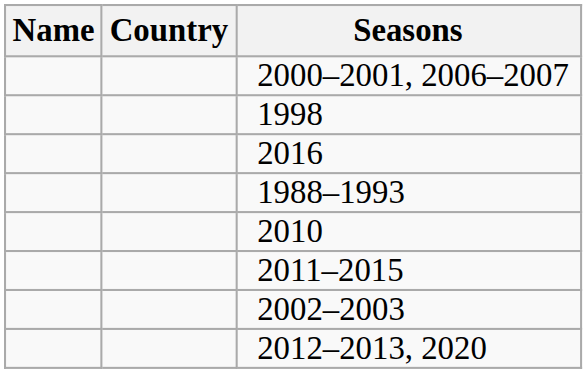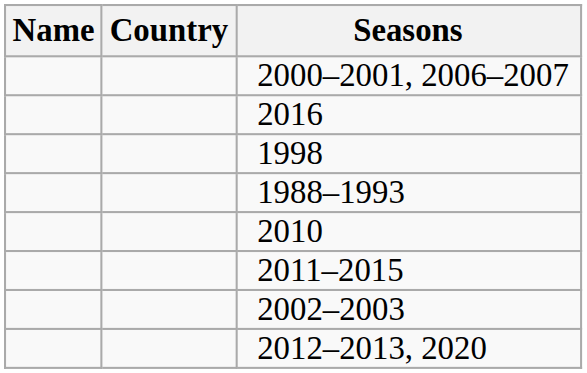rows swapped: (290, 114) <-> (290, 153)
